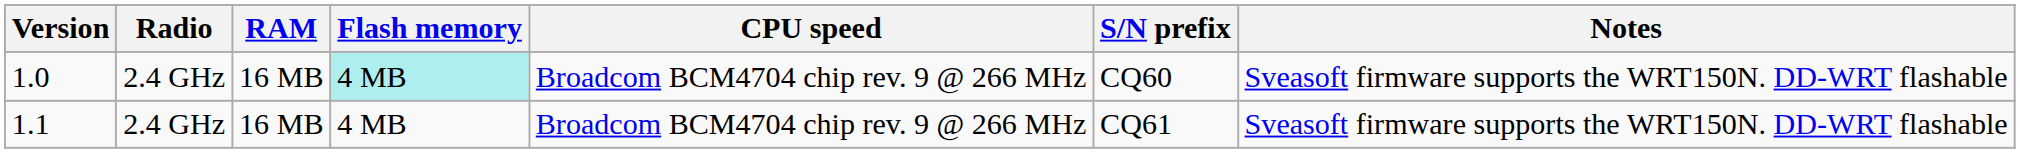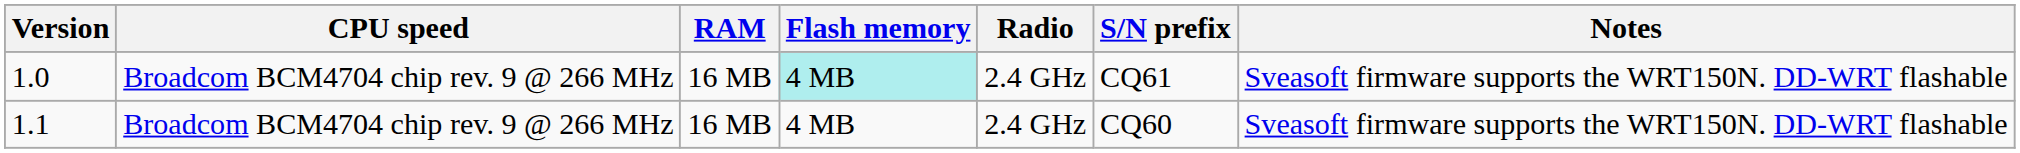columns swapped: (811, 28) <-> (174, 28)
(1136, 76) CQ60 -> (1136, 76) CQ61
(1136, 123) CQ61 -> (1136, 123) CQ60
